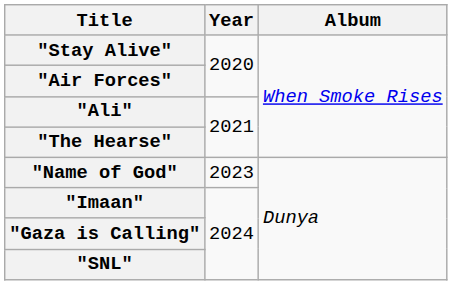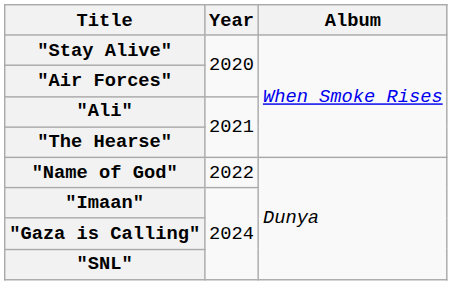(232, 173) 2023 -> (232, 173) 2022
